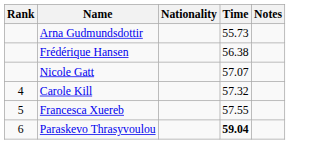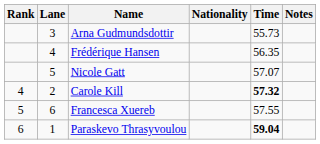+ column: (53, 14)
(236, 52) 56.38 -> (266, 52) 56.35
(236, 91) normal -> (266, 91) bold
